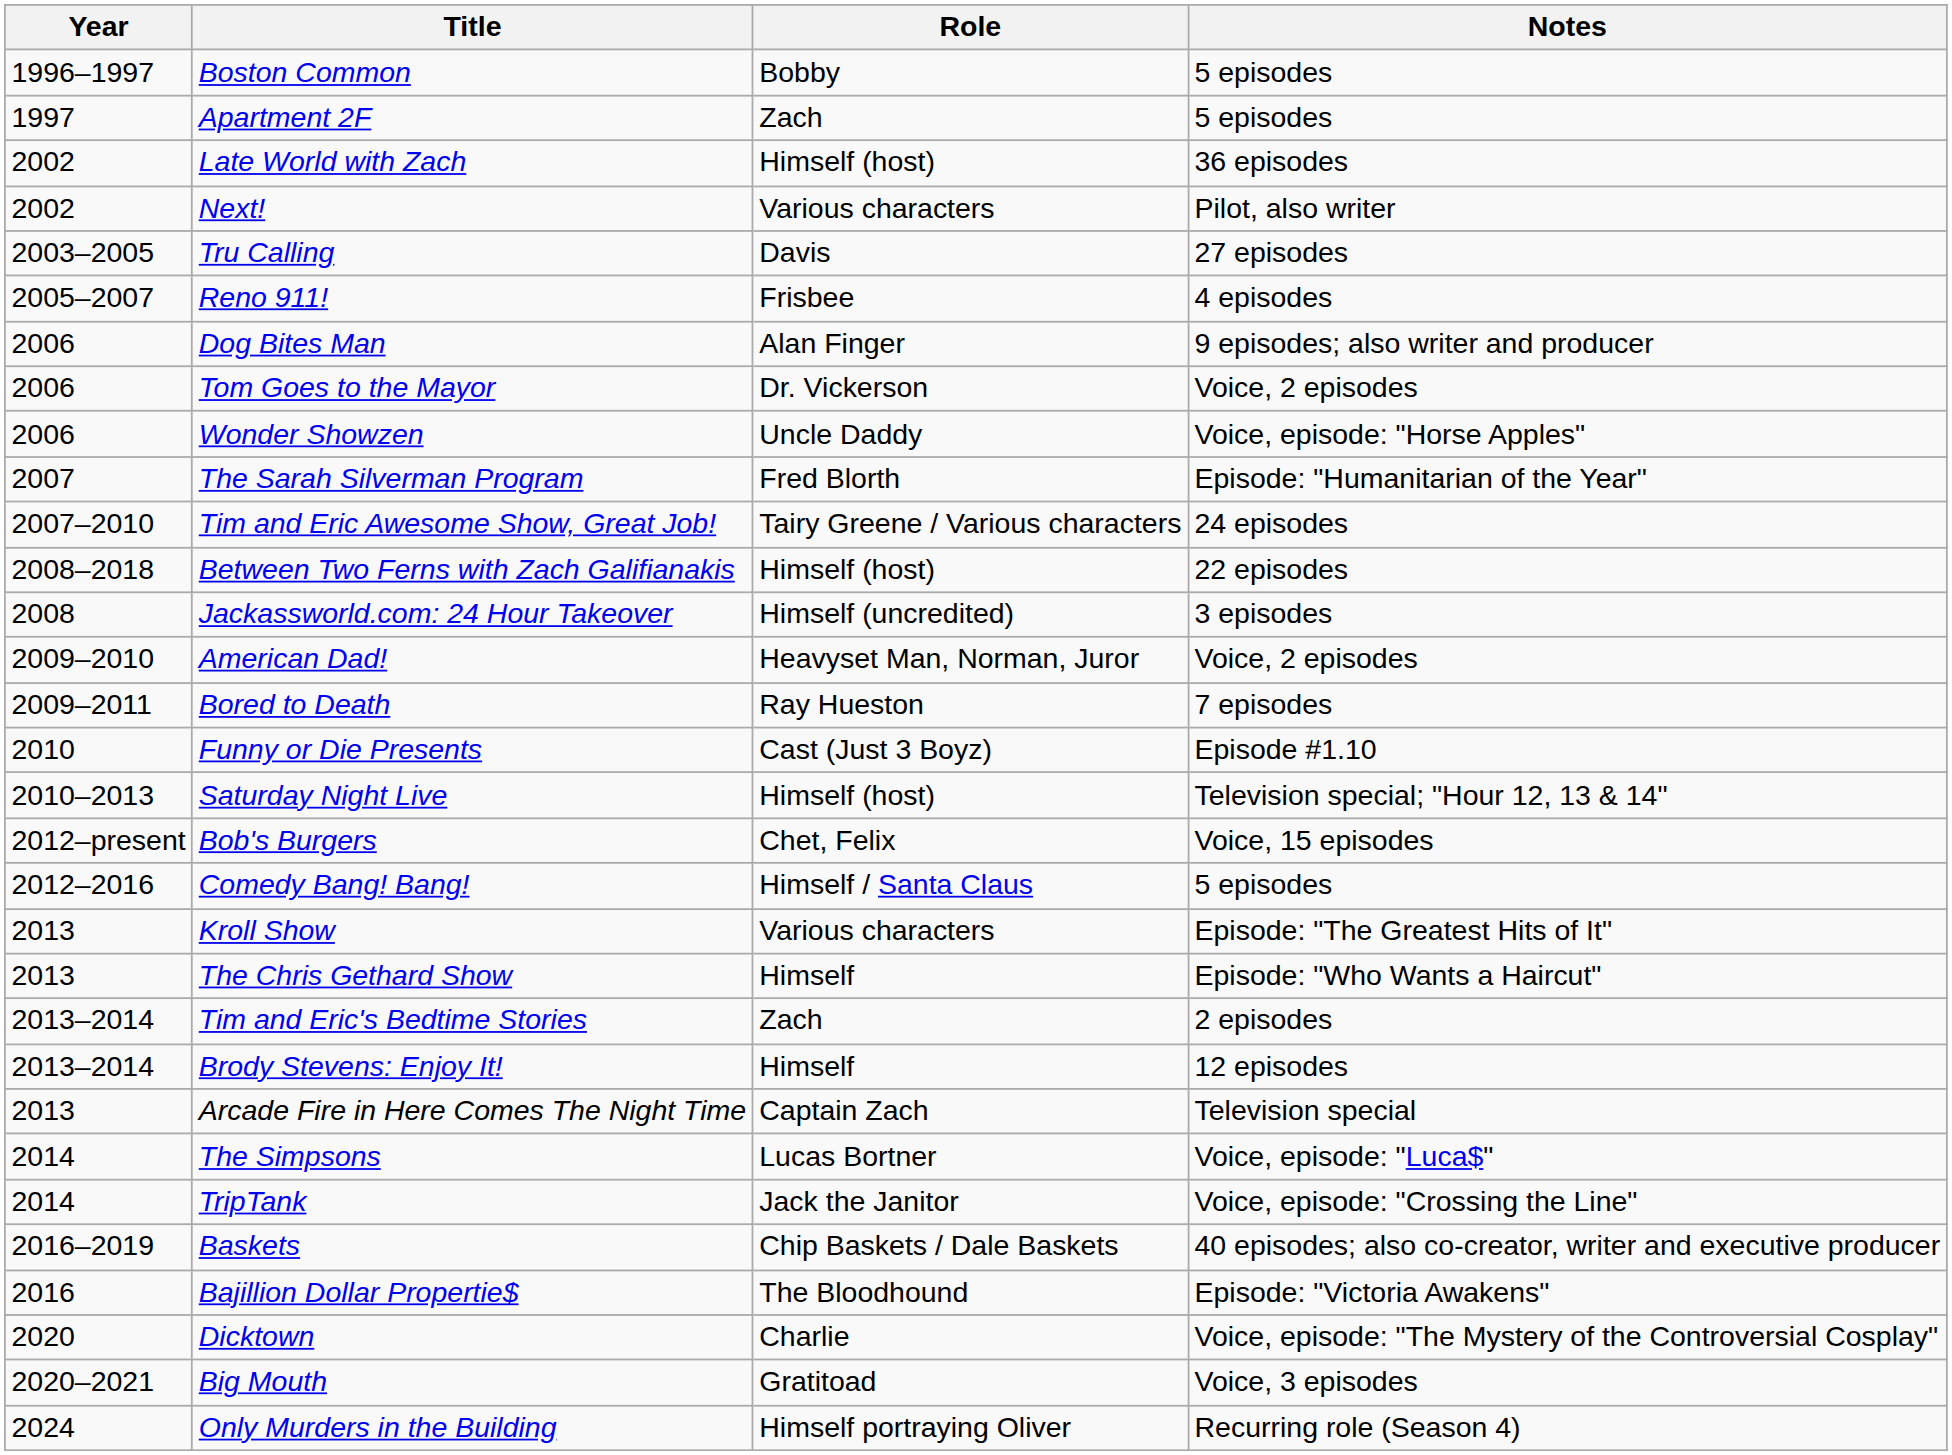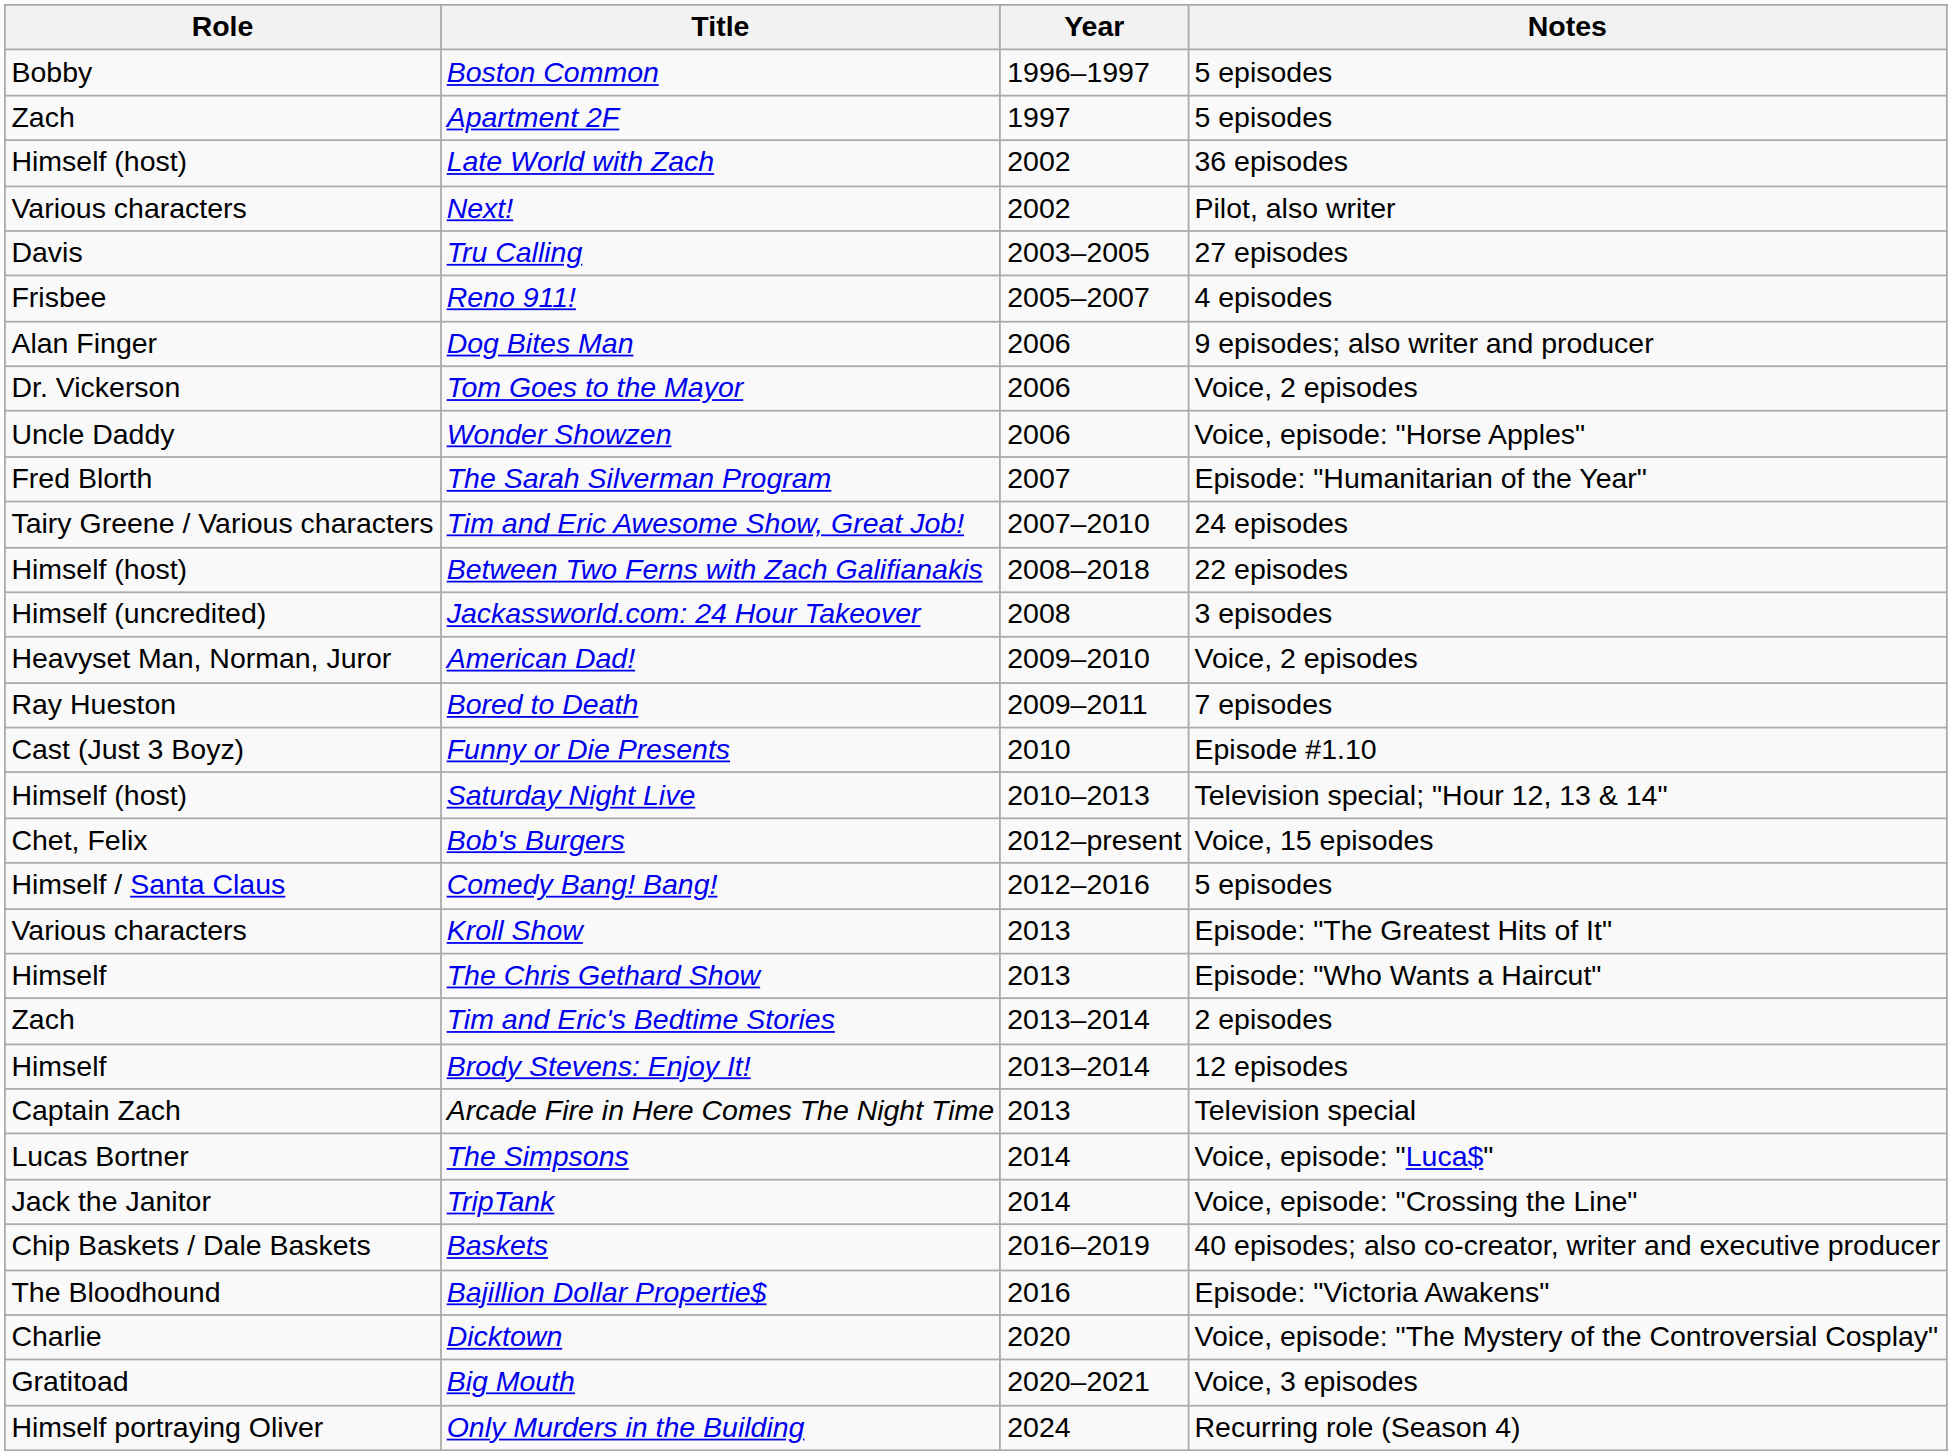columns swapped: (99, 27) <-> (970, 27)
